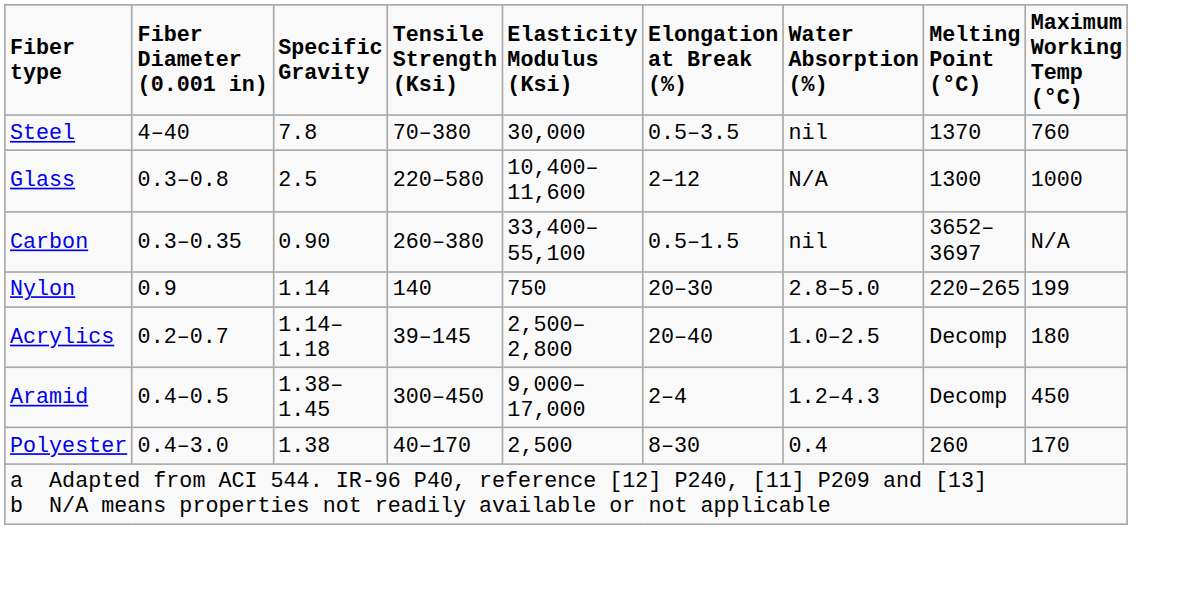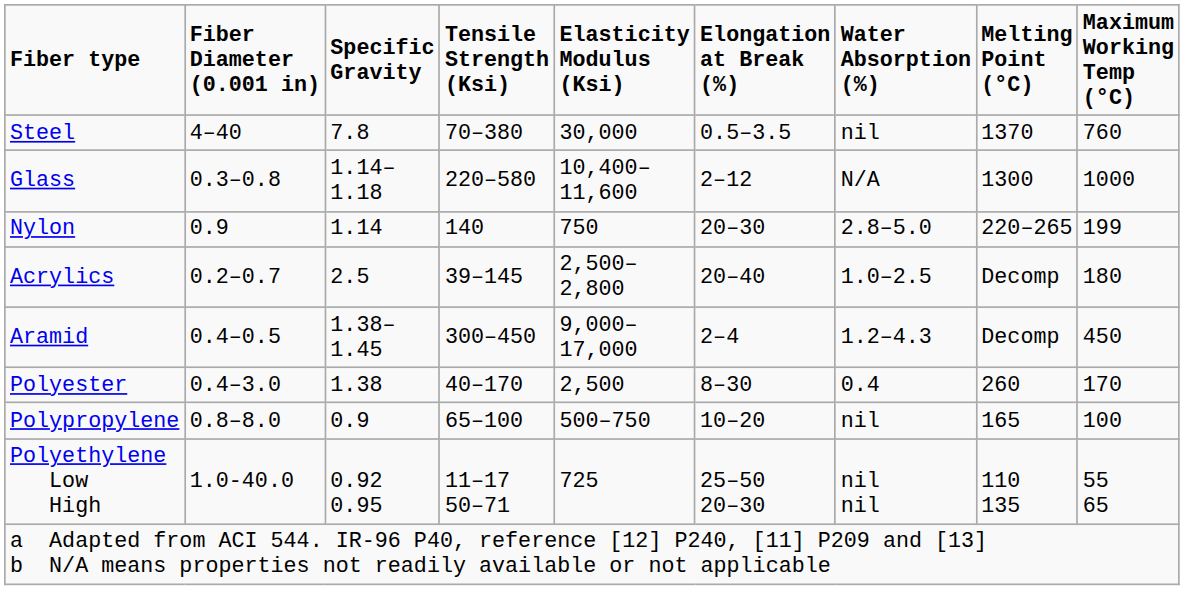(298, 181) 2.5 -> (363, 181) 1.14–1.18
- row: (49, 241)
(311, 337) 1.14–1.18 -> (350, 277) 2.5
+ row: (95, 421)
+ row: (88, 481)
